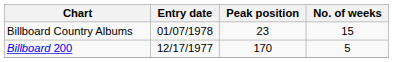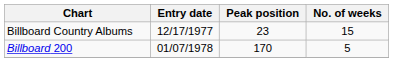(185, 31) 01/07/1978 -> (185, 31) 12/17/1977
(185, 48) 12/17/1977 -> (185, 48) 01/07/1978
